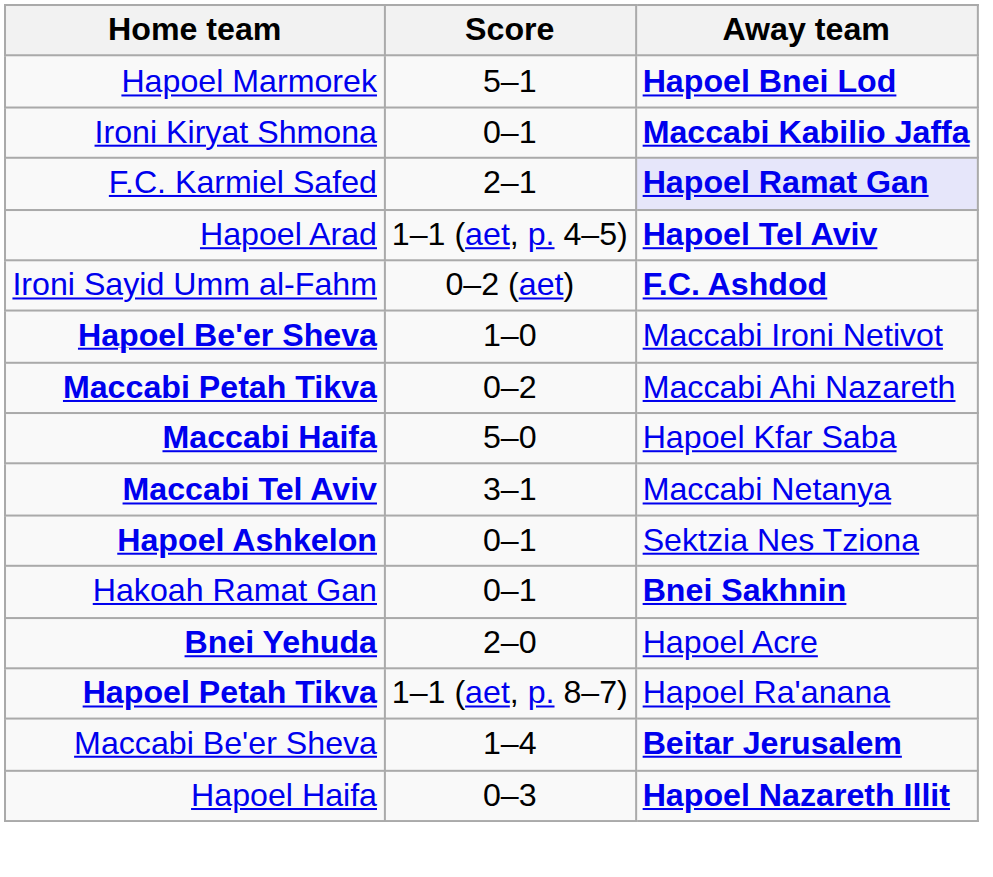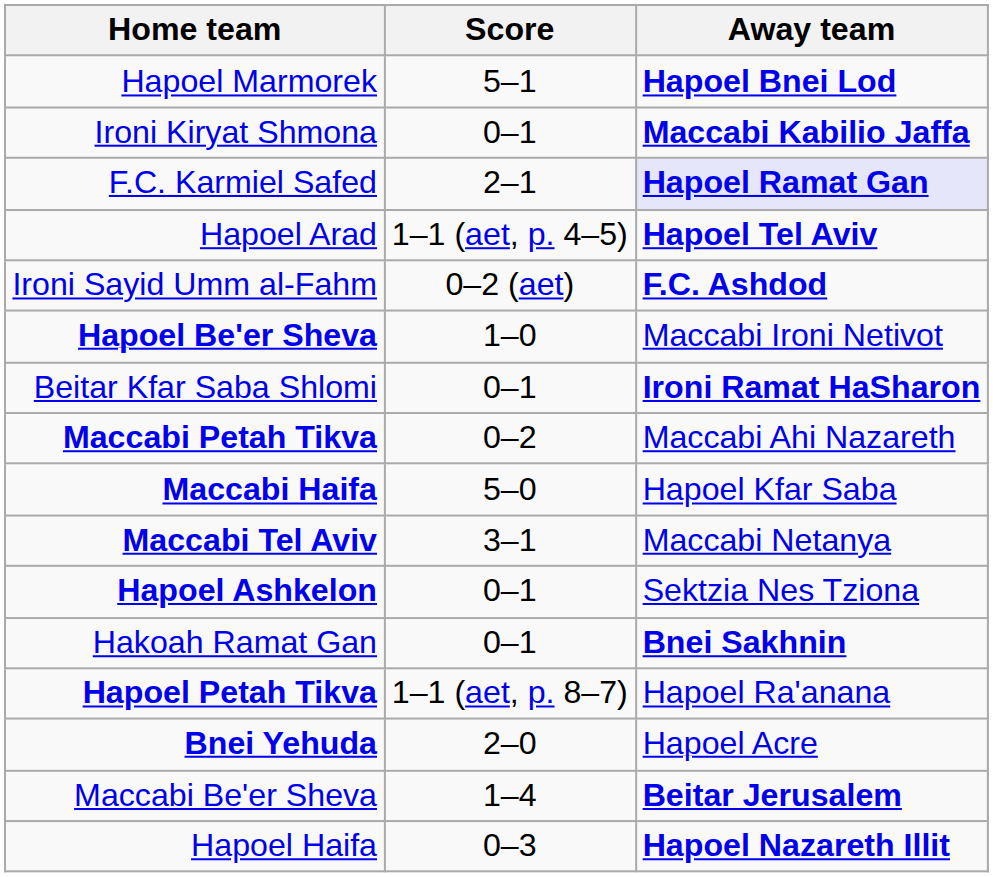+ row: (205, 387)
rows swapped: (281, 642) <-> (230, 693)
